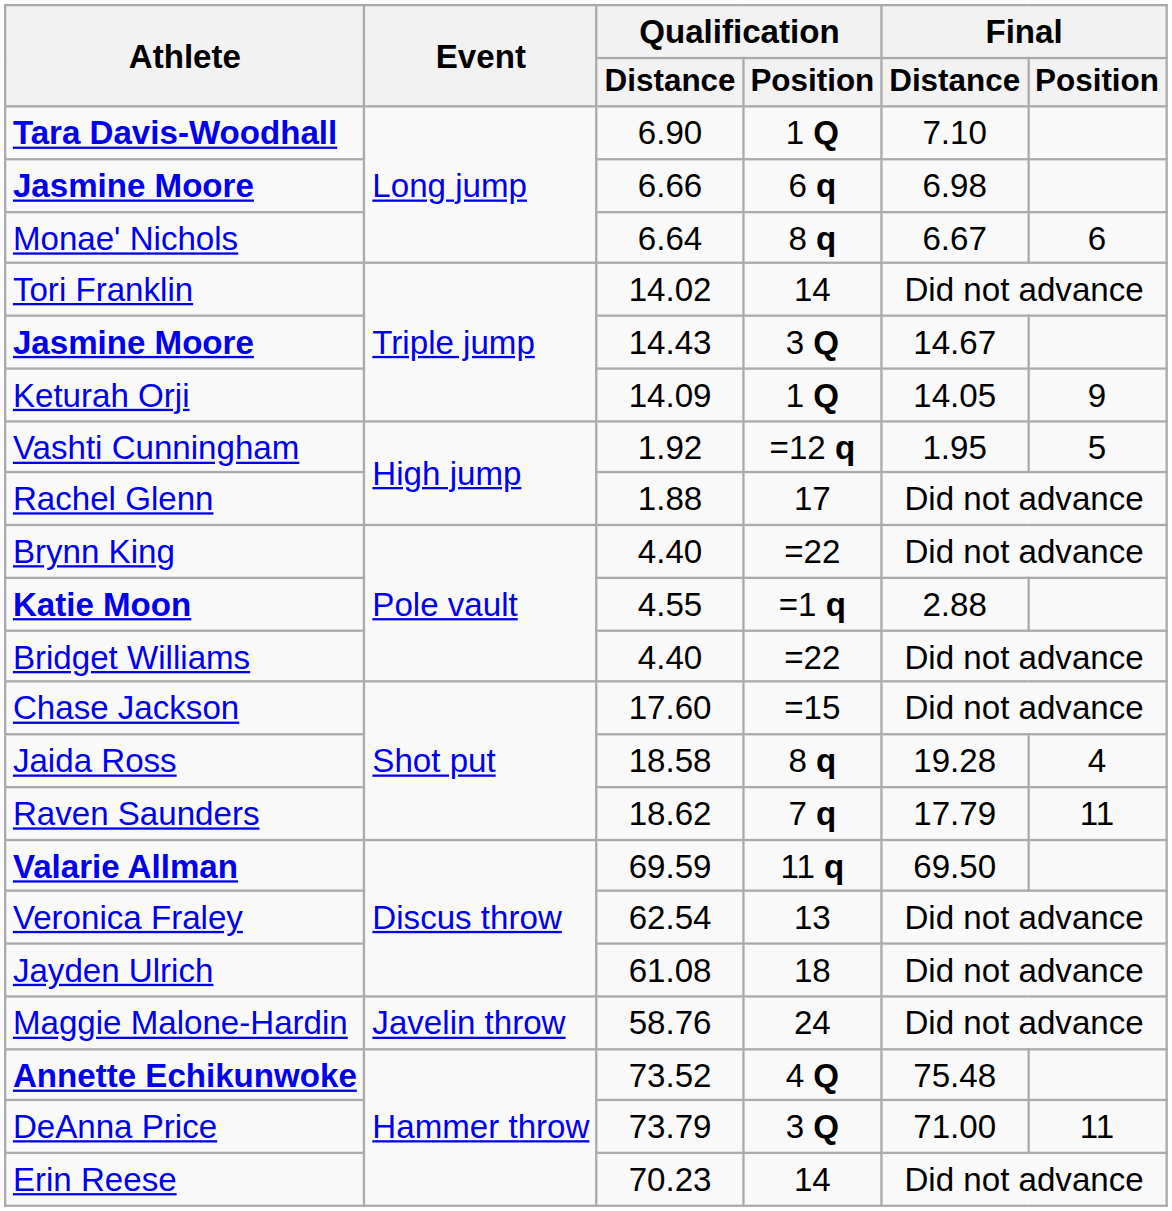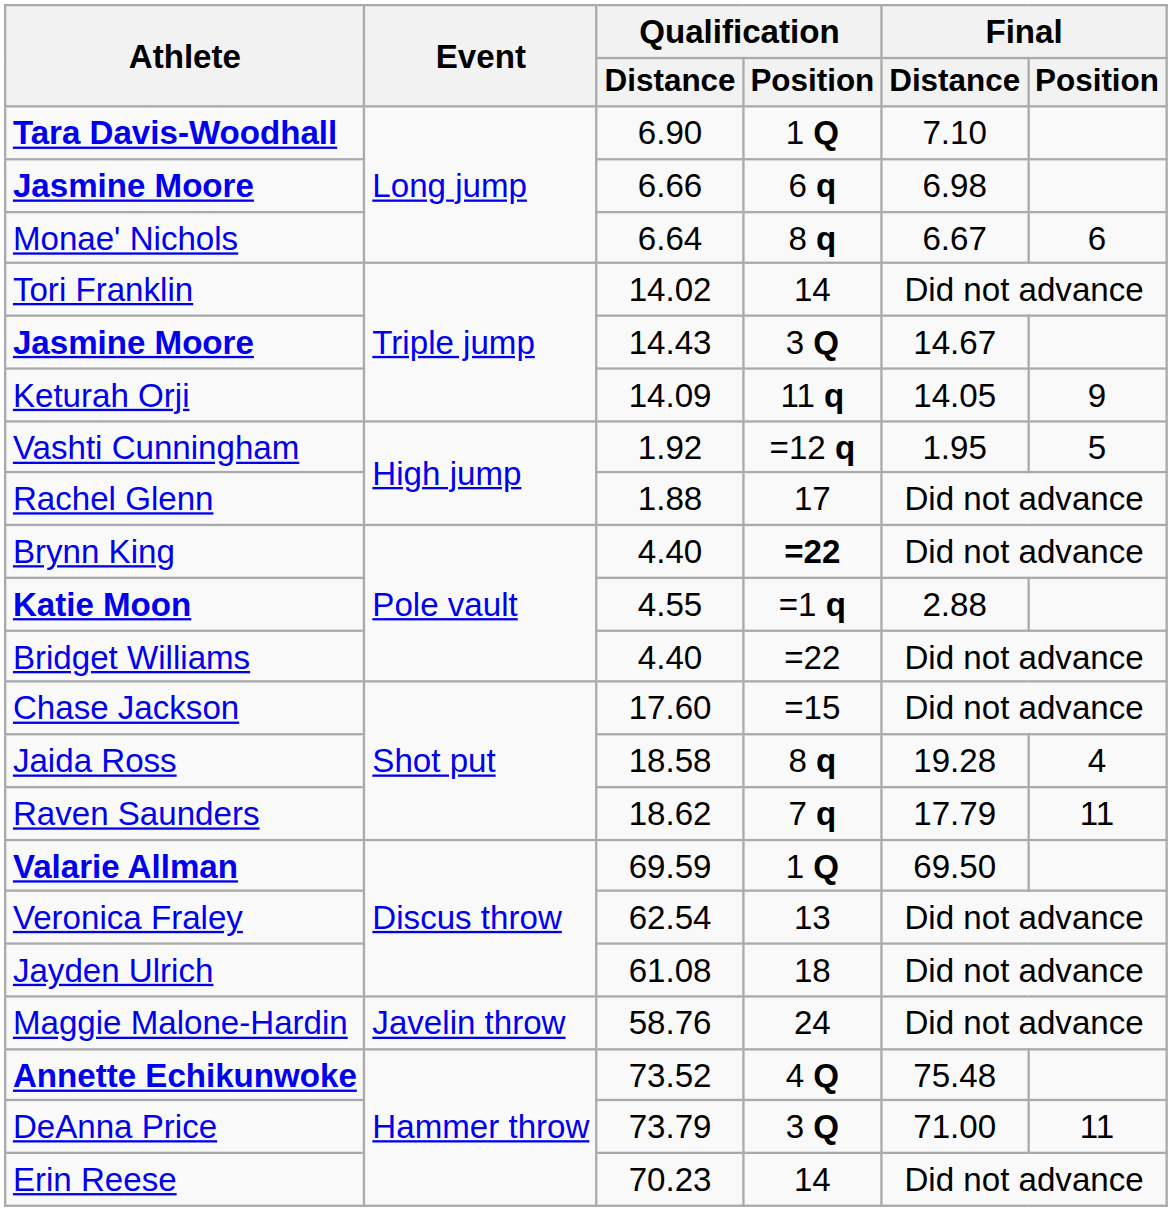(812, 395) 1 Q -> (812, 395) 11 q
(812, 552) normal -> (812, 552) bold
(812, 866) 11 q -> (812, 866) 1 Q
